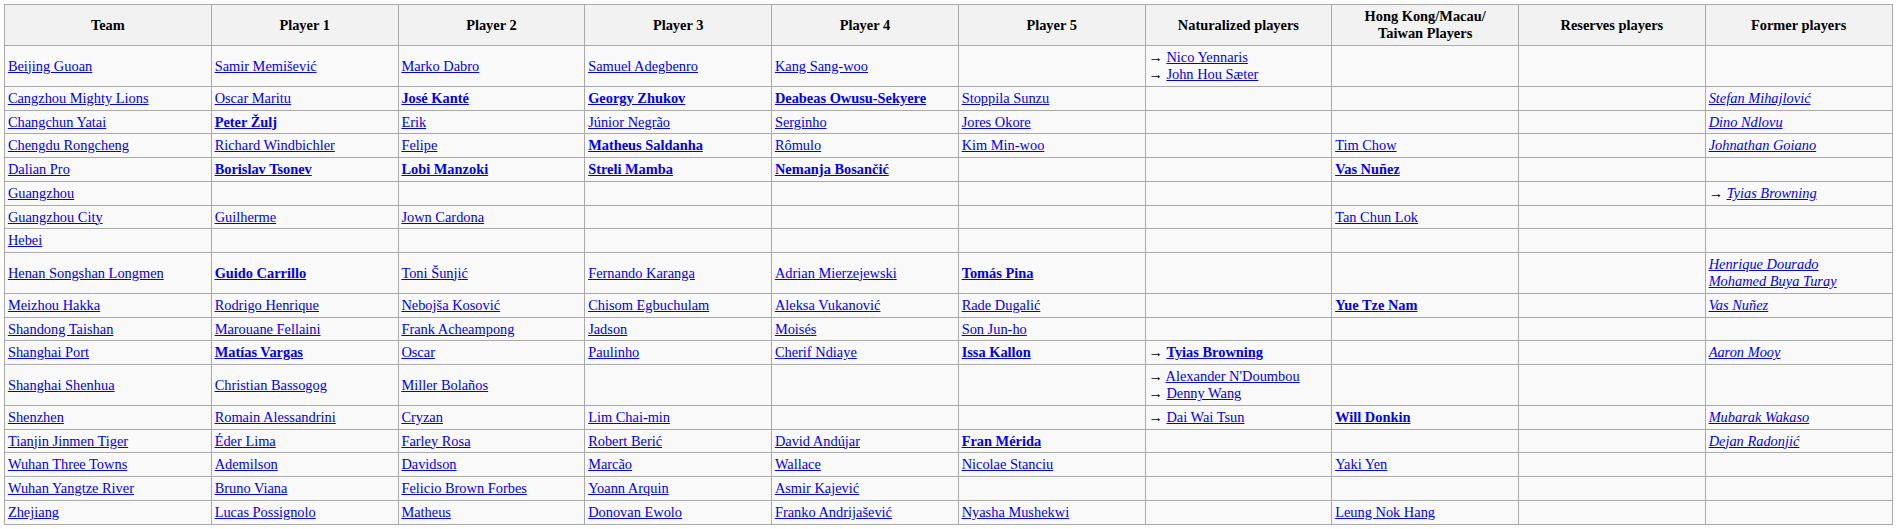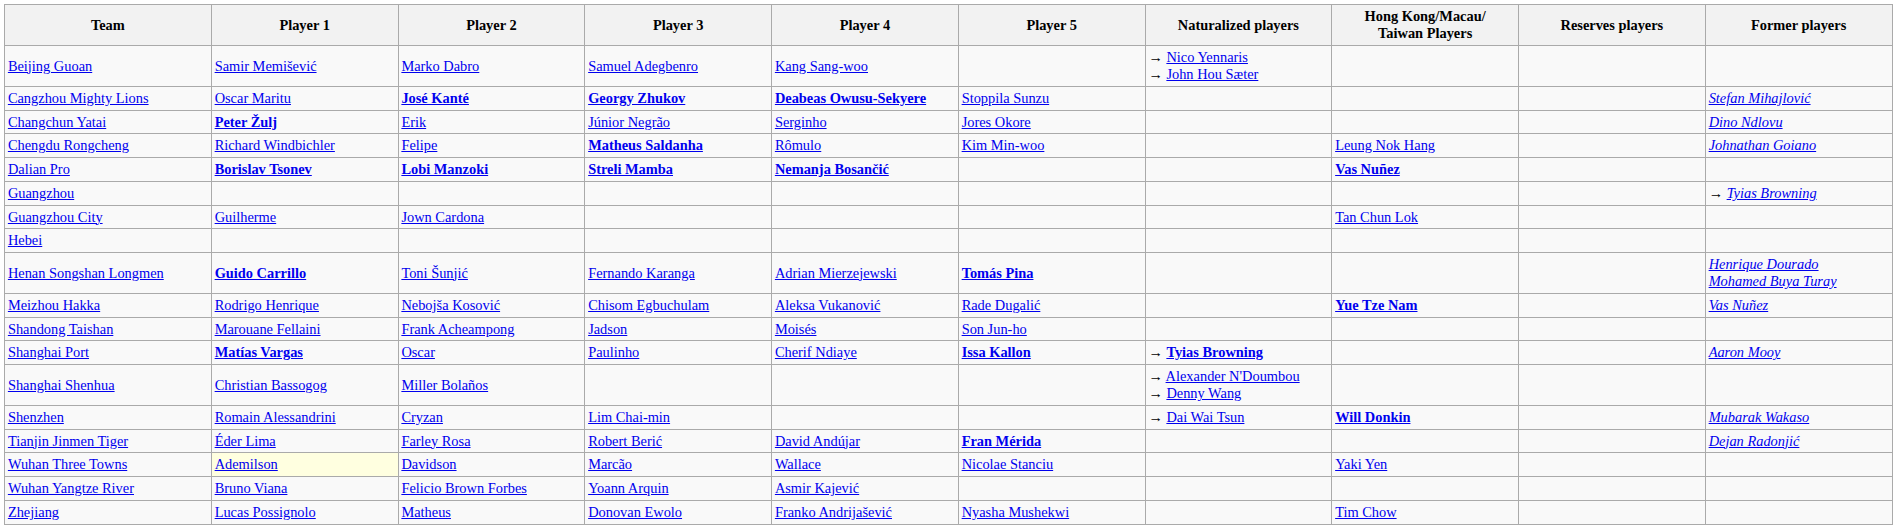(1366, 145) Tim Chow -> (1385, 145) Leung Nok Hang
(246, 464) no background -> (246, 464) lightyellow background
(1385, 512) Leung Nok Hang -> (1366, 512) Tim Chow
